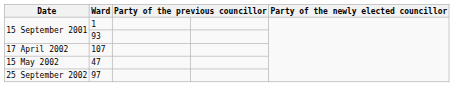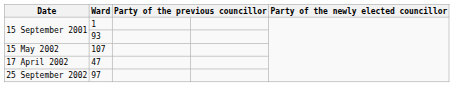(37, 50) 17 April 2002 -> (32, 50) 15 May 2002
(32, 62) 15 May 2002 -> (37, 62) 17 April 2002
